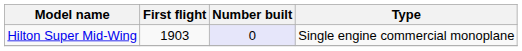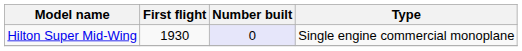(175, 35) 1903 -> (175, 35) 1930
